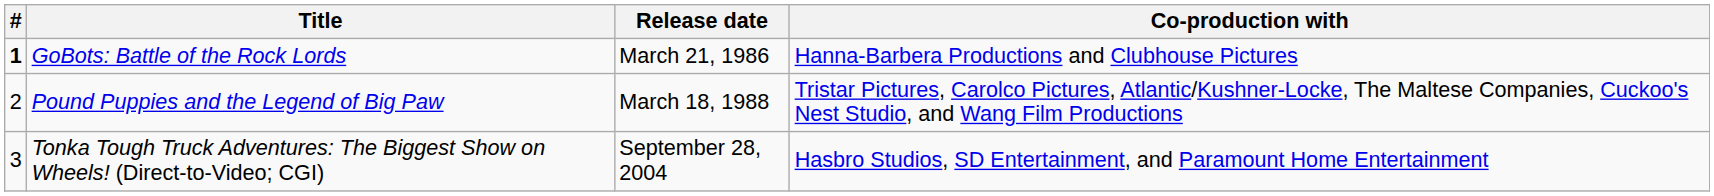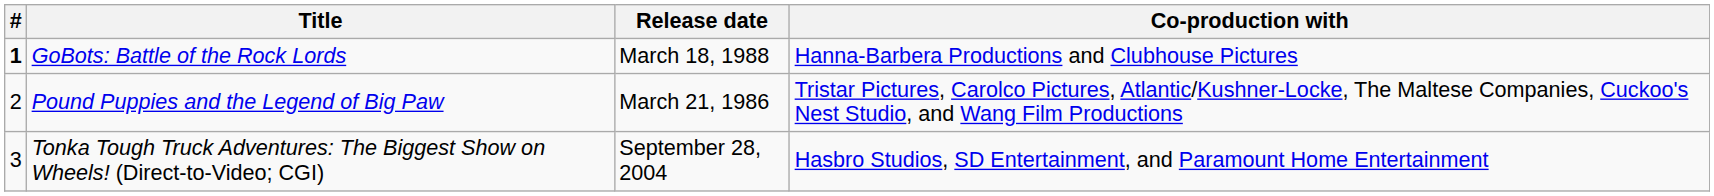(694, 55) March 21, 1986 -> (694, 55) March 18, 1988
(694, 102) March 18, 1988 -> (694, 102) March 21, 1986
